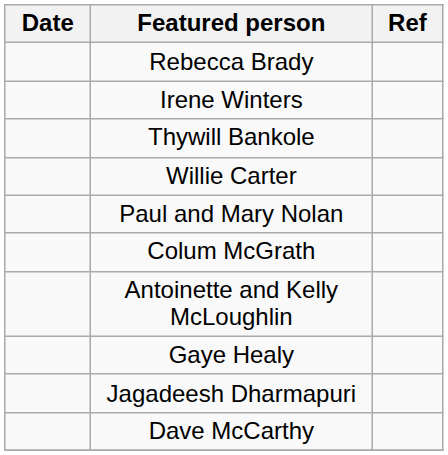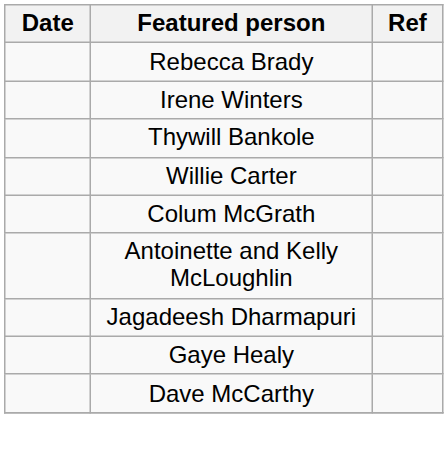- row: (231, 213)
rows swapped: (231, 355) <-> (231, 393)
